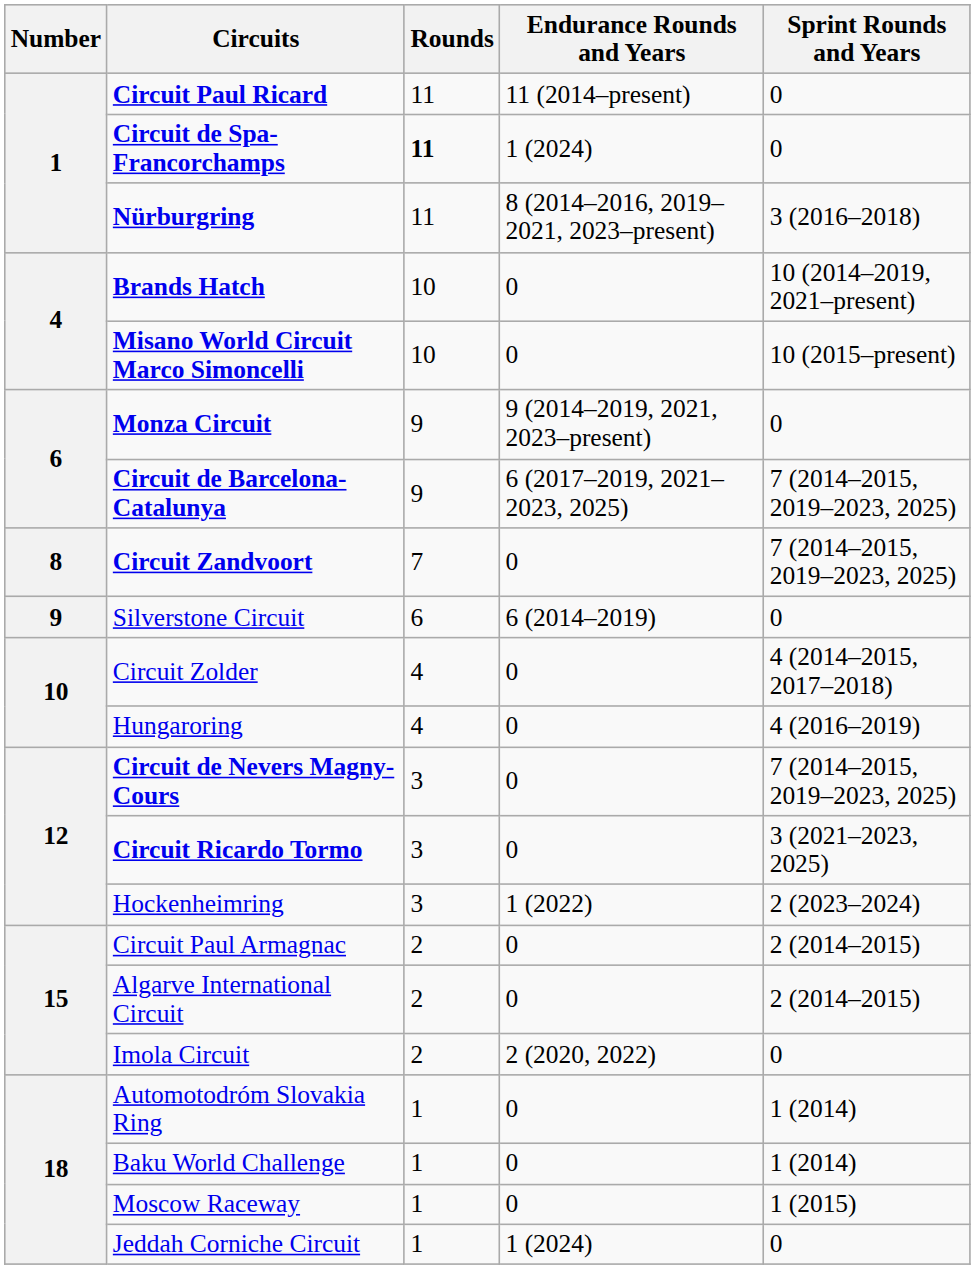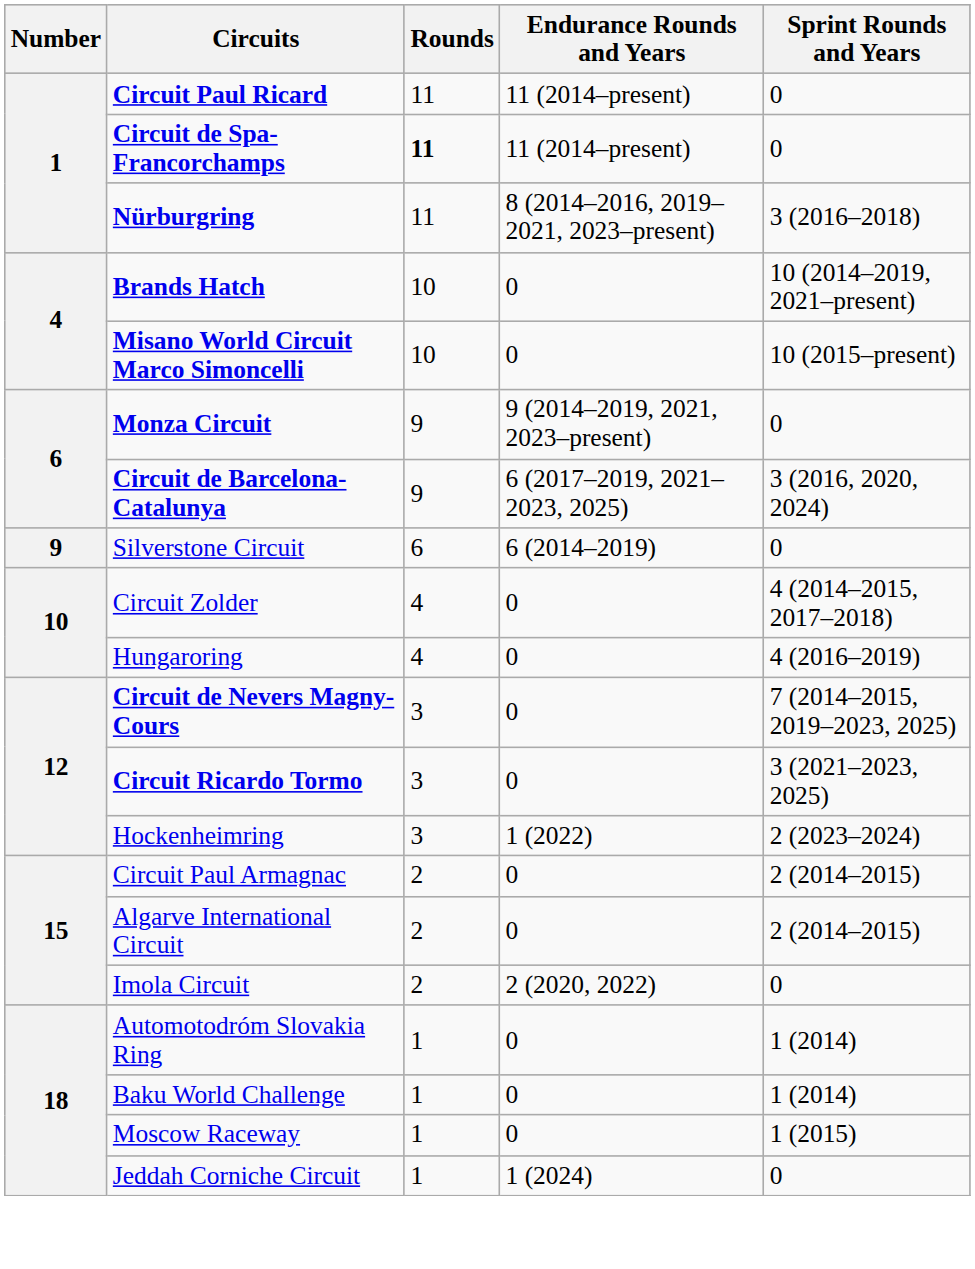(549, 148) 1 (2024) -> (598, 148) 11 (2014–present)
(863, 493) 7 (2014–2015, 2019–2023, 2025) -> (844, 493) 3 (2016, 2020, 2024)
- row: (213, 562)
